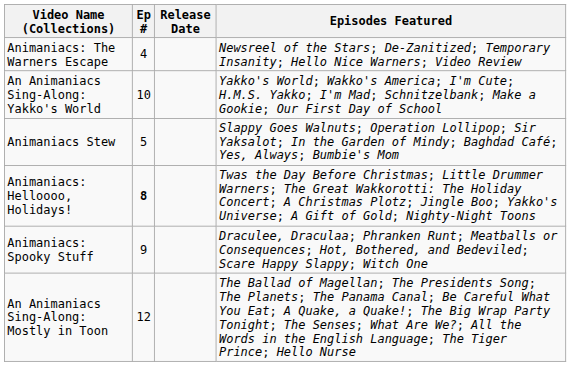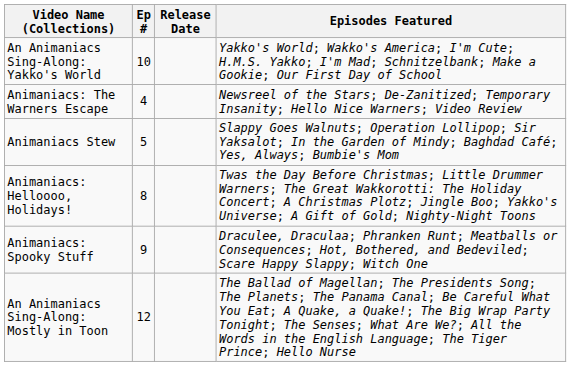rows swapped: (54, 95) <-> (61, 54)
(144, 196) bold -> (144, 196) normal
